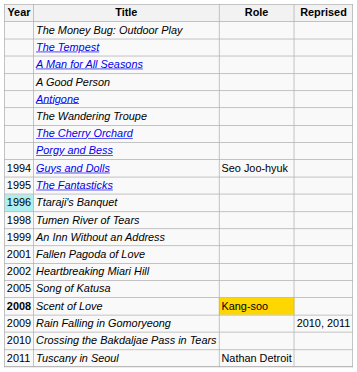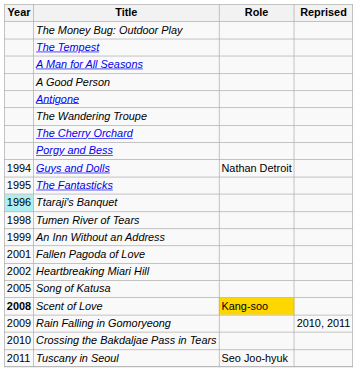(255, 168) Seo Joo-hyuk -> (257, 168) Nathan Detroit
(257, 358) Nathan Detroit -> (255, 358) Seo Joo-hyuk
